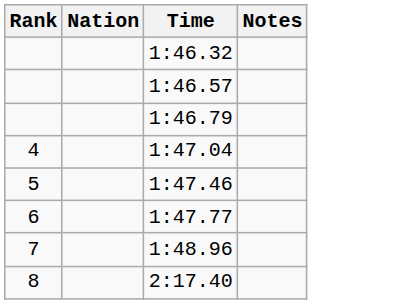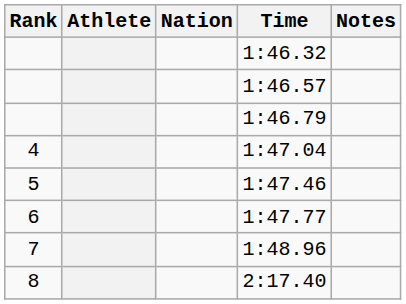+ column: (109, 21)
